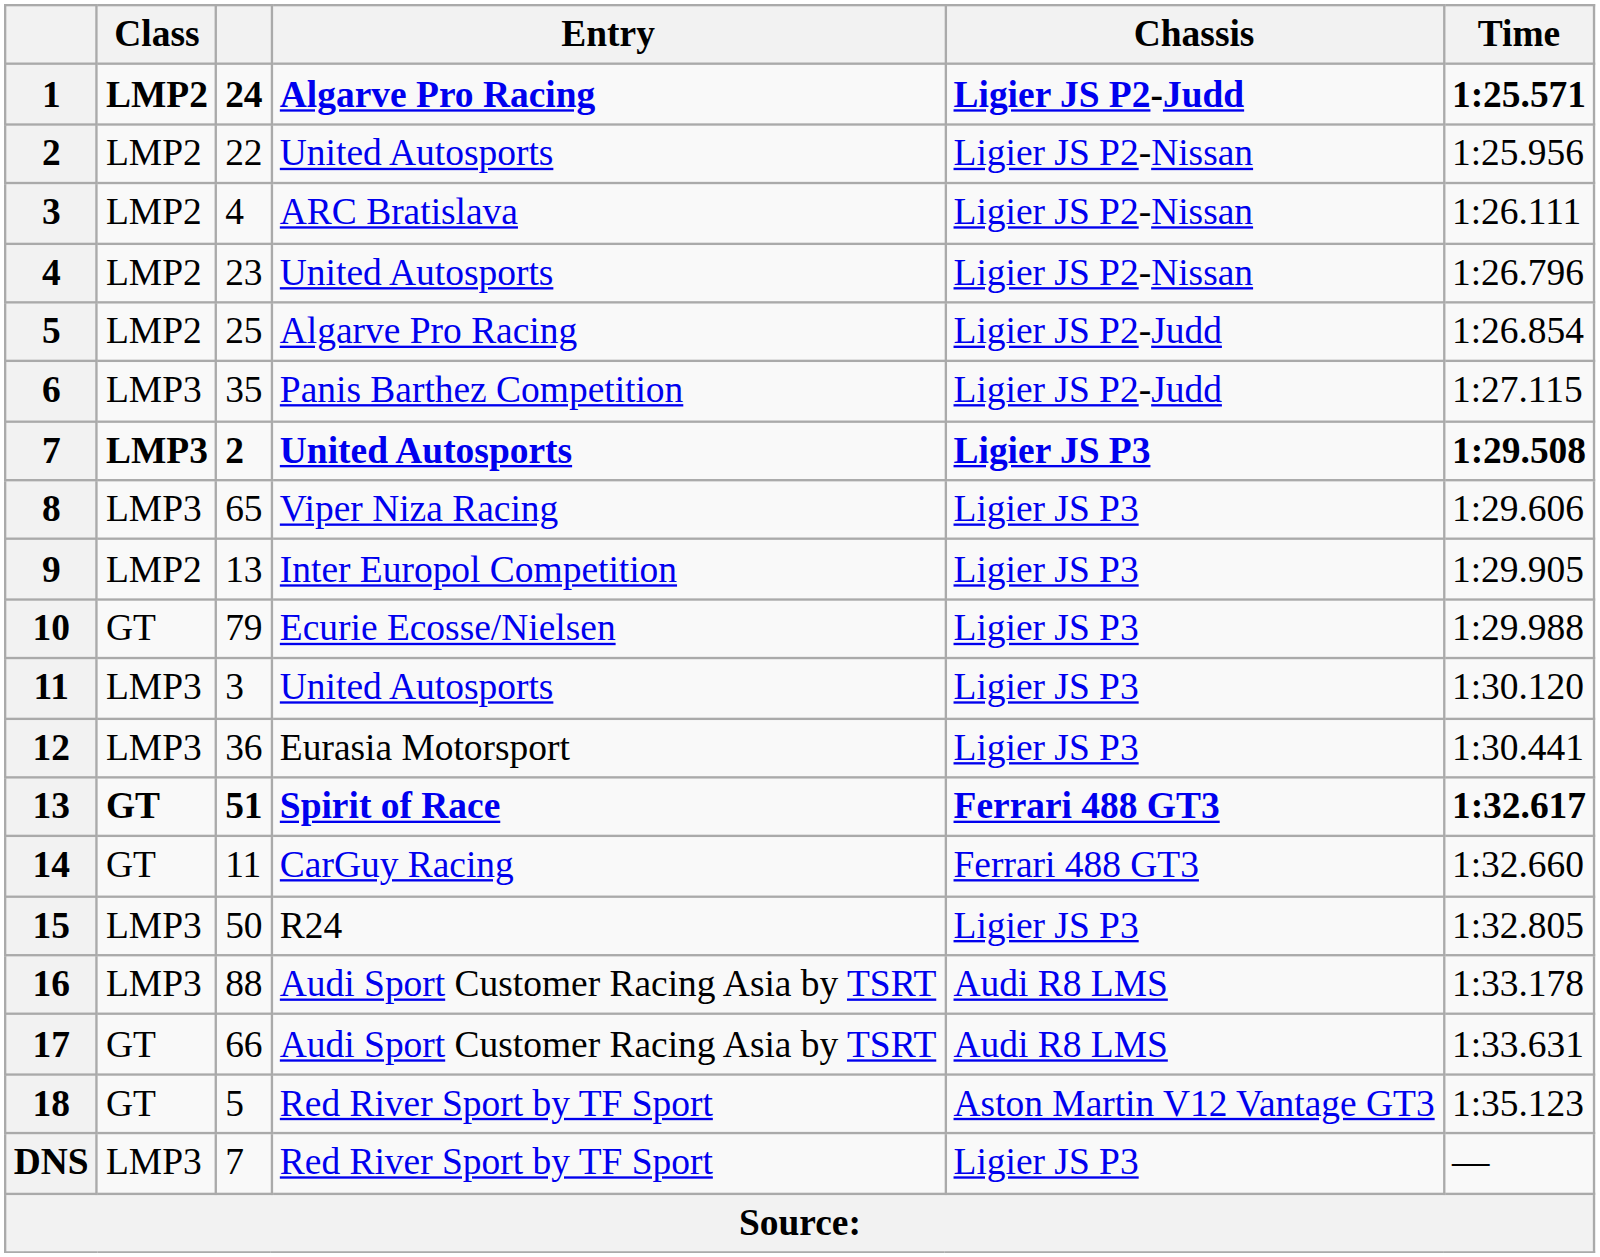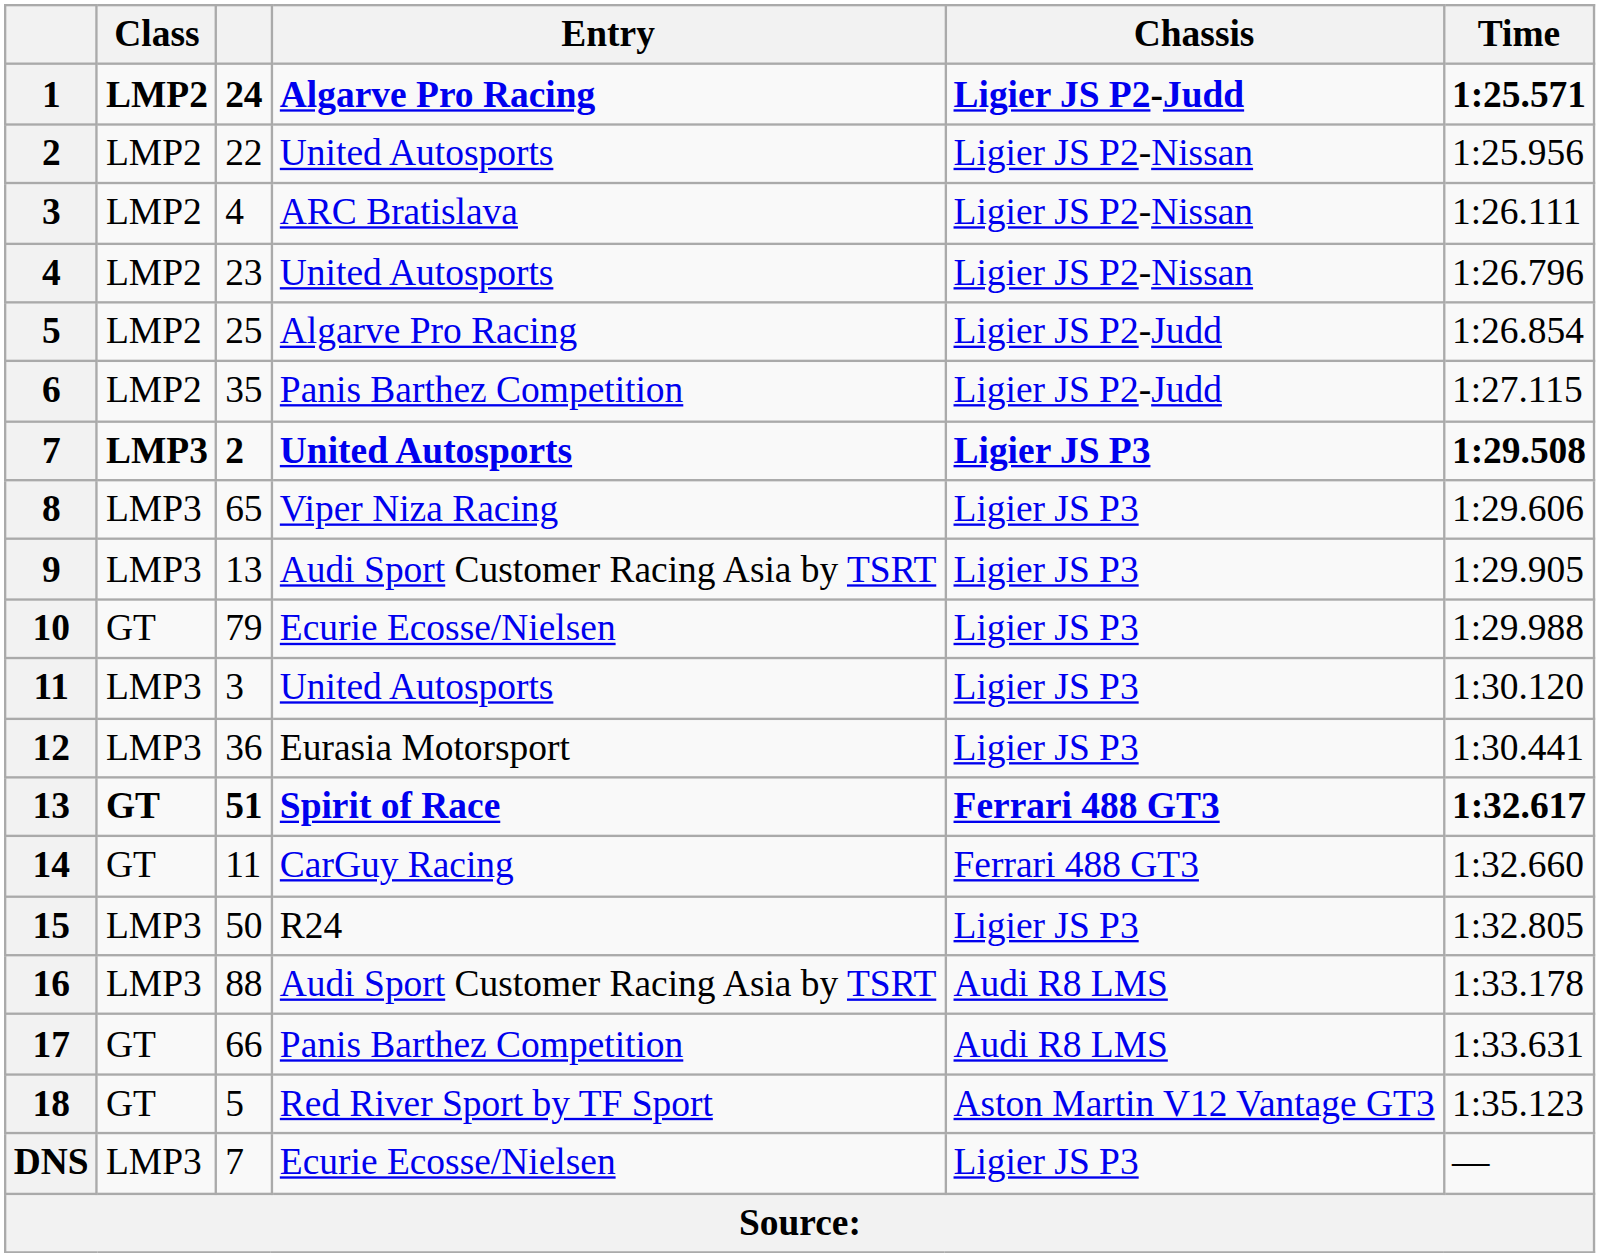(154, 390) LMP3 -> (154, 390) LMP2
(154, 568) LMP2 -> (154, 568) LMP3
(478, 568) Inter Europol Competition -> (608, 568) Audi Sport Customer Racing Asia by TSRT
(608, 1043) Audi Sport Customer Racing Asia by TSRT -> (482, 1043) Panis Barthez Competition
(496, 1162) Red River Sport by TF Sport -> (448, 1162) Ecurie Ecosse/Nielsen
